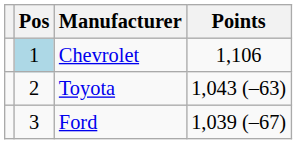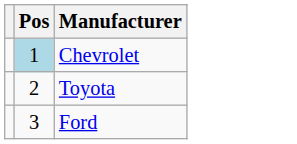- column: (239, 21)
